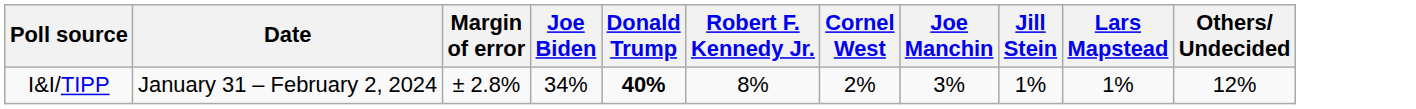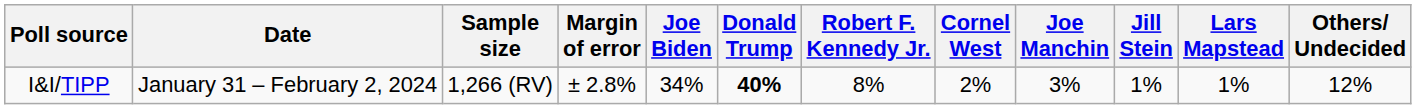+ column: (500, 35)
